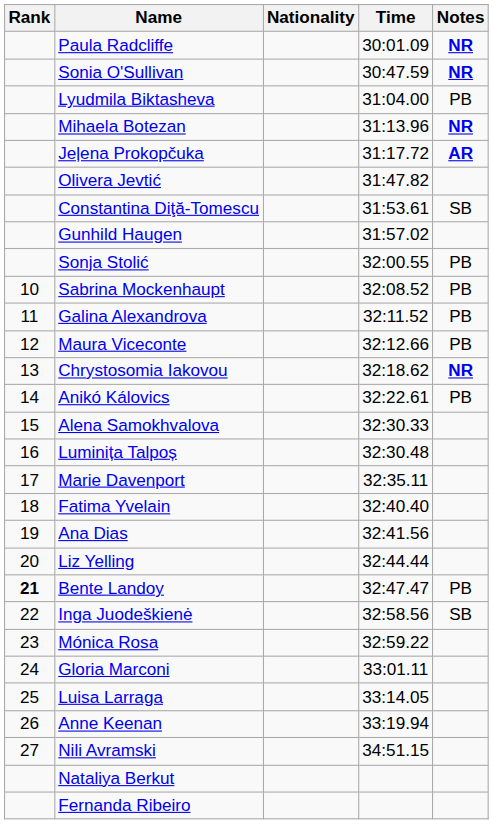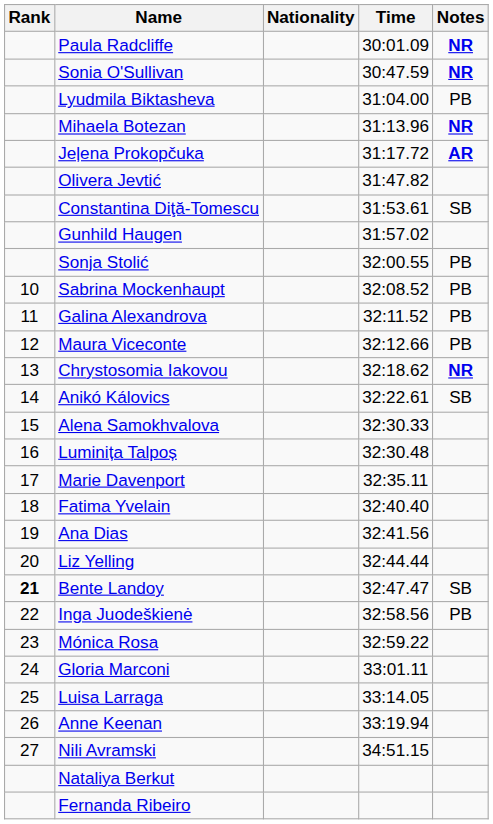(461, 398) PB -> (461, 398) SB
(461, 588) PB -> (461, 588) SB
(461, 615) SB -> (461, 615) PB
